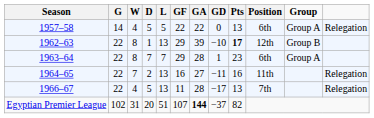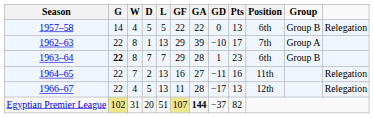(303, 27) Group A -> (303, 27) Group B
(237, 43) bold -> (237, 43) normal
(265, 43) 12th -> (265, 43) 7th
(303, 43) Group B -> (303, 43) Group A
(118, 58) normal -> (118, 58) bold
(303, 58) Group A -> (303, 58) Group B
(265, 89) 7th -> (265, 89) 12th
(118, 105) no background -> (118, 105) khaki background
(180, 105) no background -> (180, 105) khaki background
